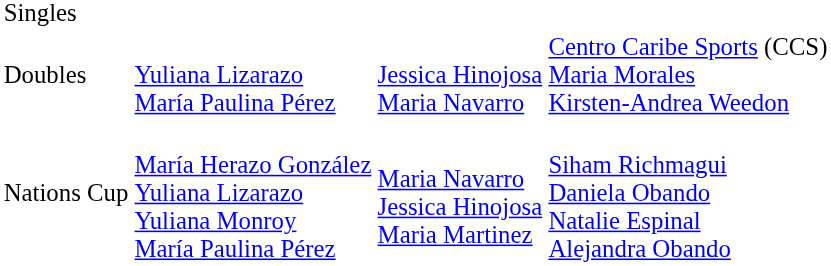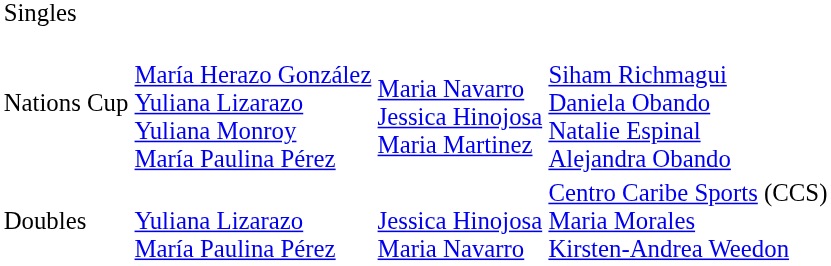rows swapped: (45, 75) <-> (66, 193)
